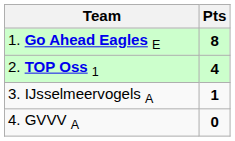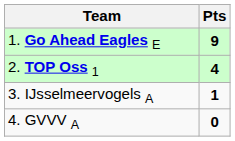(215, 41) 8 -> (215, 41) 9
